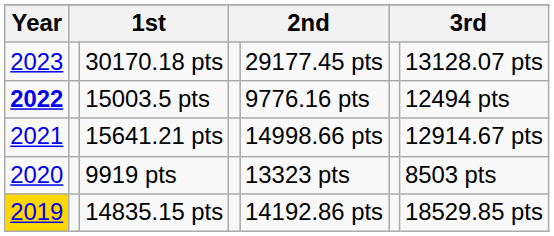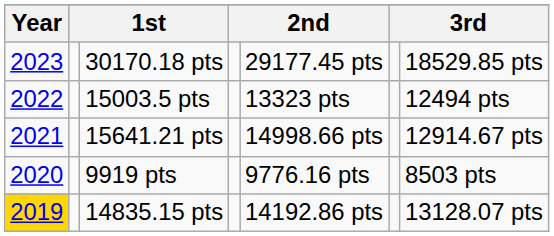(474, 61) 13128.07 pts -> (474, 61) 18529.85 pts
(37, 99) bold -> (37, 99) normal
(307, 99) 9776.16 pts -> (297, 99) 13323 pts
(297, 174) 13323 pts -> (307, 174) 9776.16 pts
(474, 212) 18529.85 pts -> (474, 212) 13128.07 pts
